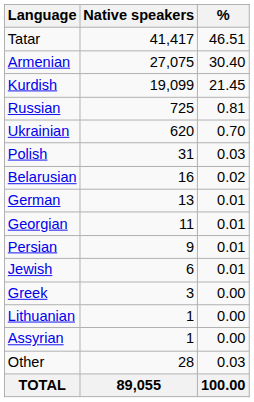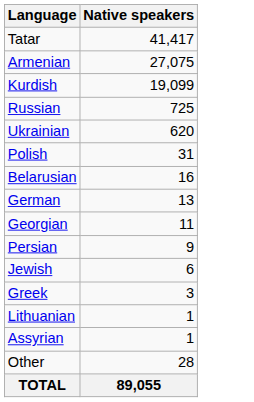- column: (223, 16)
